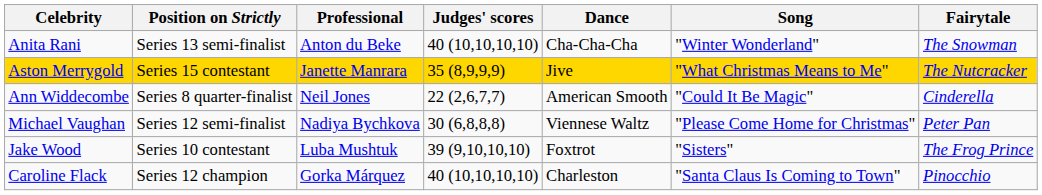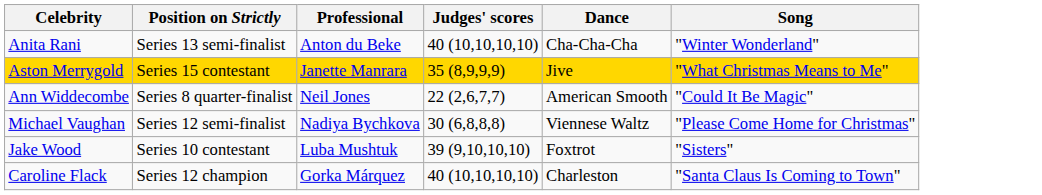- column: (978, 17)
